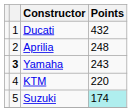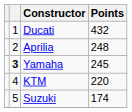(100, 64) 243 -> (100, 64) 245
(100, 98) paleturquoise background -> (100, 98) no background
